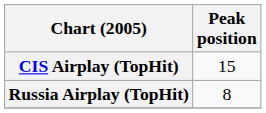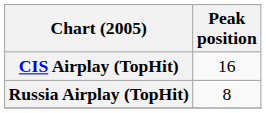(227, 66) 15 -> (227, 66) 16
